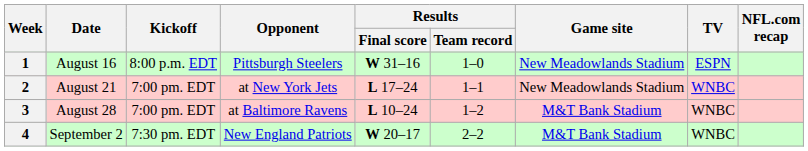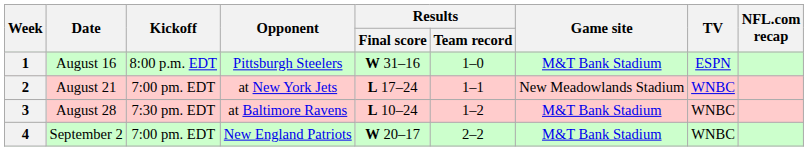(602, 63) New Meadowlands Stadium -> (602, 63) M&T Bank Stadium
(173, 110) 7:00 pm. EDT -> (173, 110) 7:30 pm. EDT
(173, 134) 7:30 pm. EDT -> (173, 134) 7:00 pm. EDT
